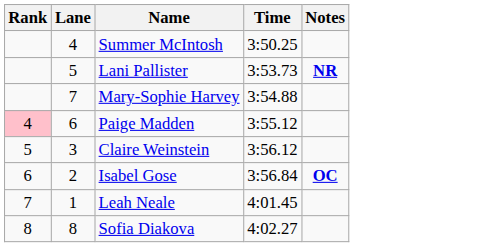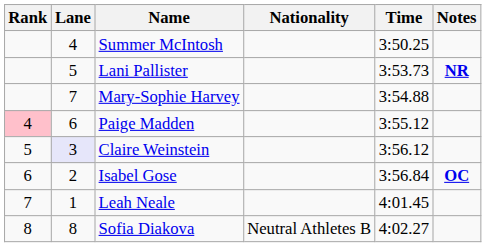+ column: (309, 17)
(73, 149) no background -> (73, 149) lavender background
